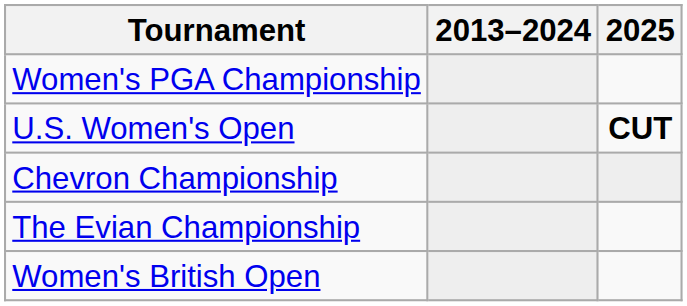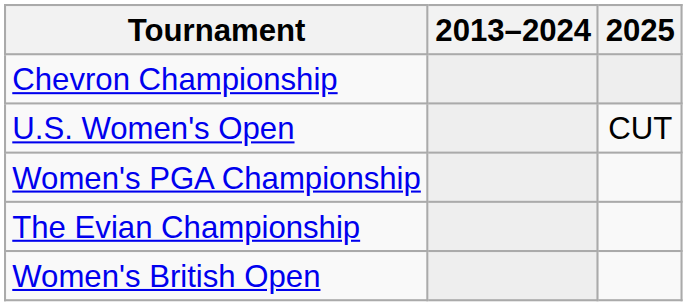rows swapped: (175, 178) <-> (217, 79)
(640, 129) bold -> (640, 129) normal
